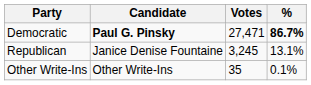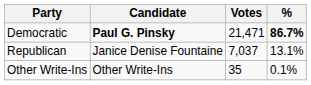(246, 32) 27,471 -> (246, 32) 21,471
(243, 51) 3,245 -> (243, 51) 7,037
